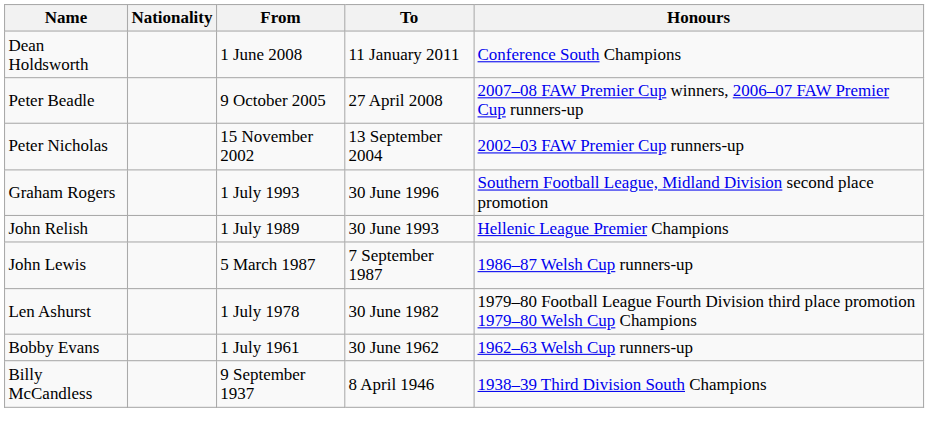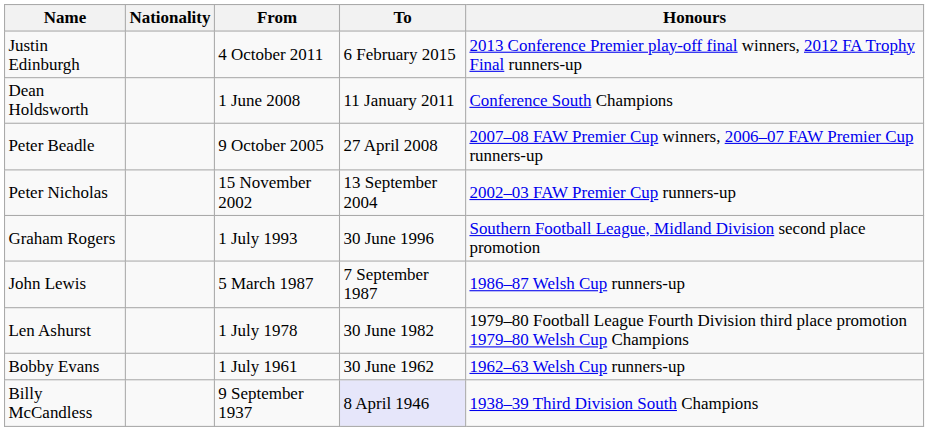+ row: (44, 54)
- row: (48, 228)
(391, 384) no background -> (386, 403) lavender background
